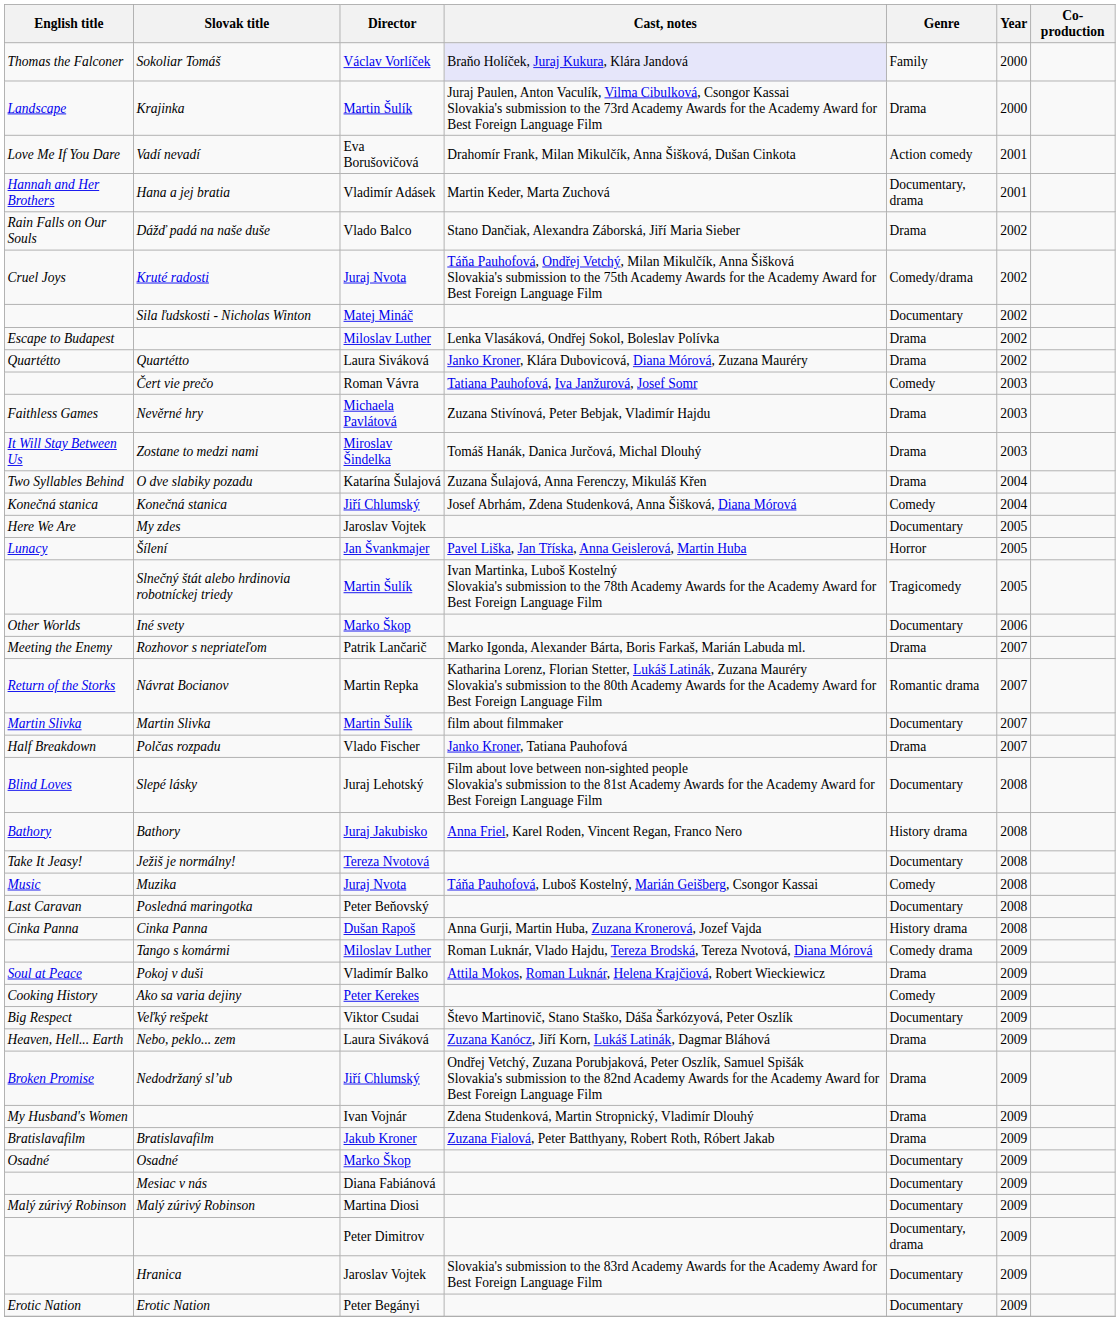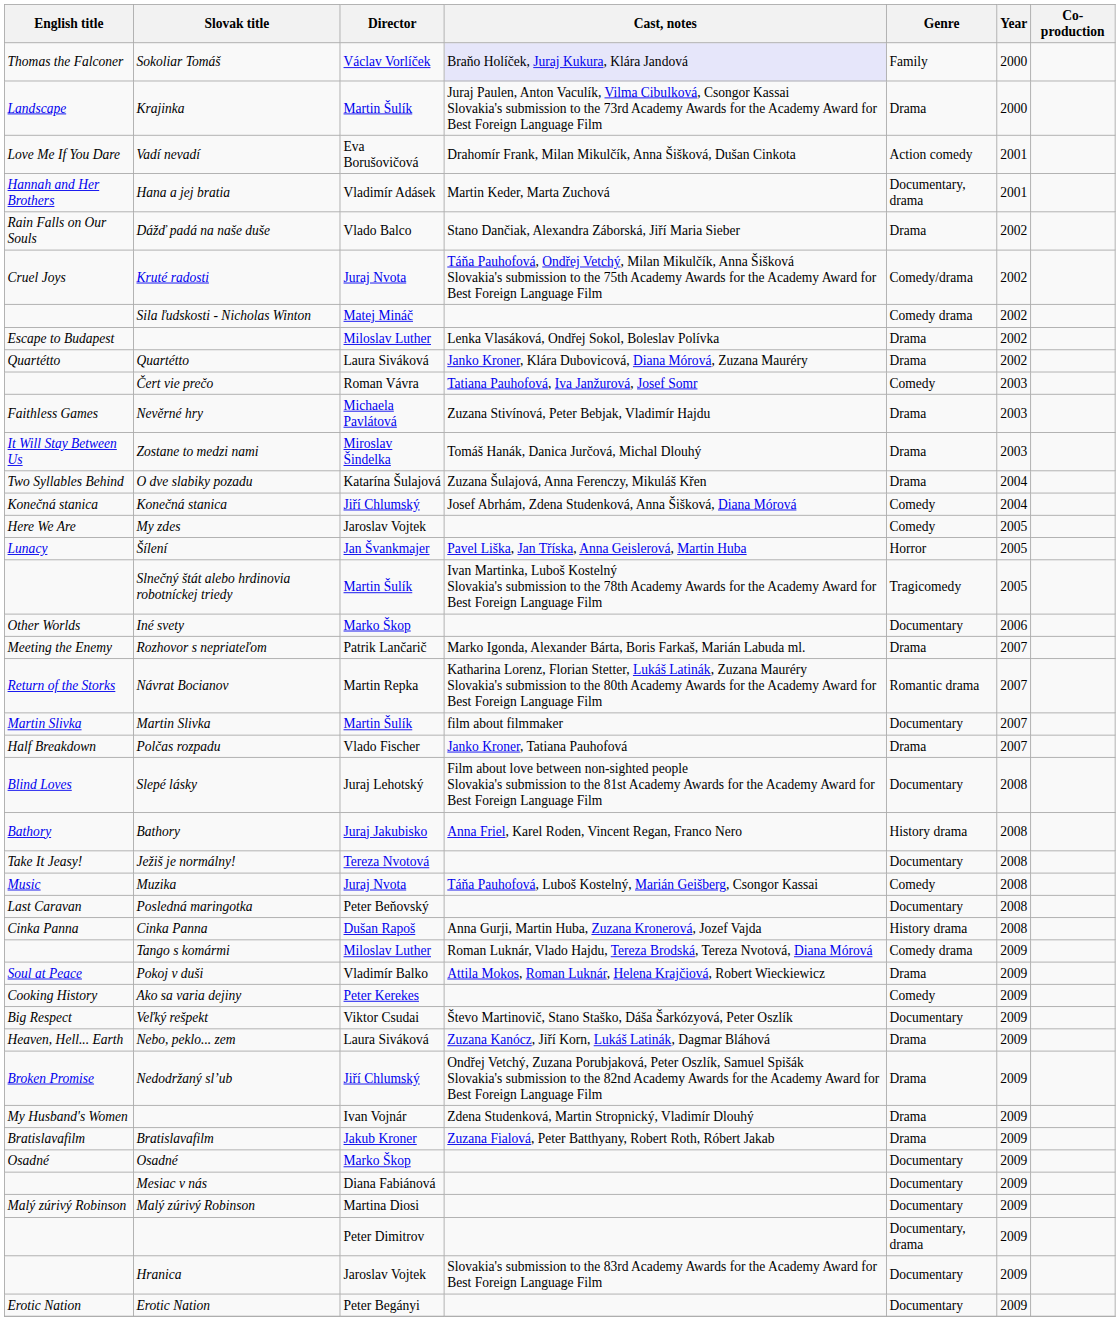(926, 316) Documentary -> (931, 316) Comedy drama
(926, 526) Documentary -> (912, 526) Comedy
